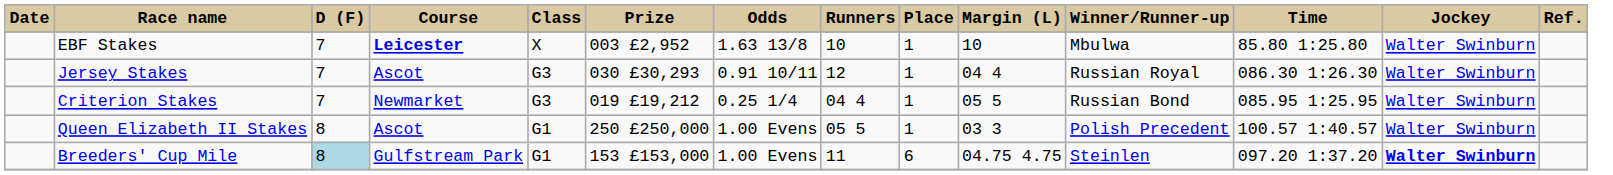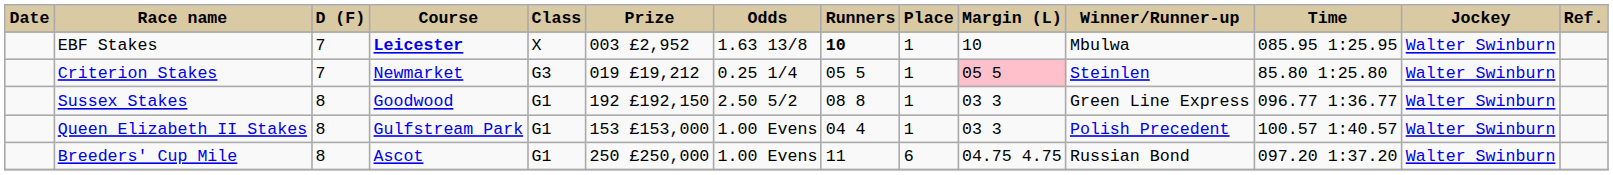(836, 46) normal -> (836, 46) bold
(1303, 46) 85.80 1:25.80 -> (1328, 46) 085.95 1:25.95
- row: (123, 74)
(846, 101) 04 4 -> (846, 74) 05 5
(982, 101) no background -> (982, 74) pink background
(1130, 101) Russian Bond -> (1110, 74) Steinlen
(1308, 101) 085.95 1:25.95 -> (1323, 74) 85.80 1:25.80
+ row: (123, 101)
(399, 129) Ascot -> (448, 129) Gulfstream Park
(649, 129) 250 £250,000 -> (649, 129) 153 £153,000
(846, 129) 05 5 -> (846, 129) 04 4
(320, 156) lightblue background -> (320, 156) no background
(448, 156) Gulfstream Park -> (399, 156) Ascot
(649, 156) 153 £153,000 -> (649, 156) 250 £250,000
(1110, 156) Steinlen -> (1130, 156) Russian Bond
(1461, 156) bold -> (1481, 156) normal
